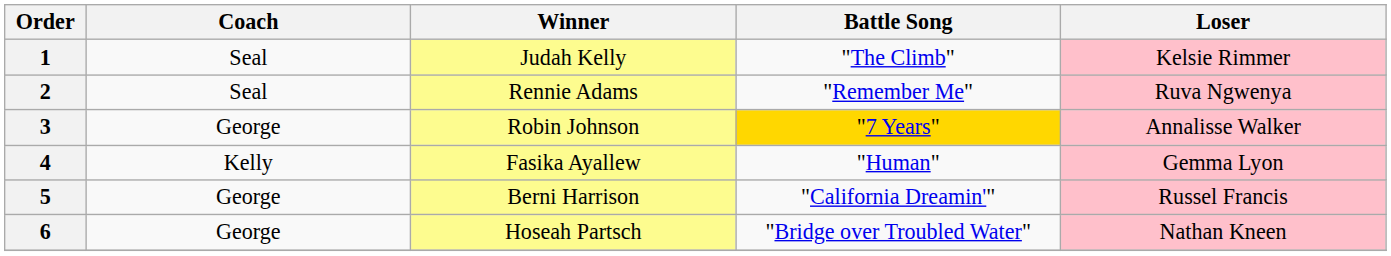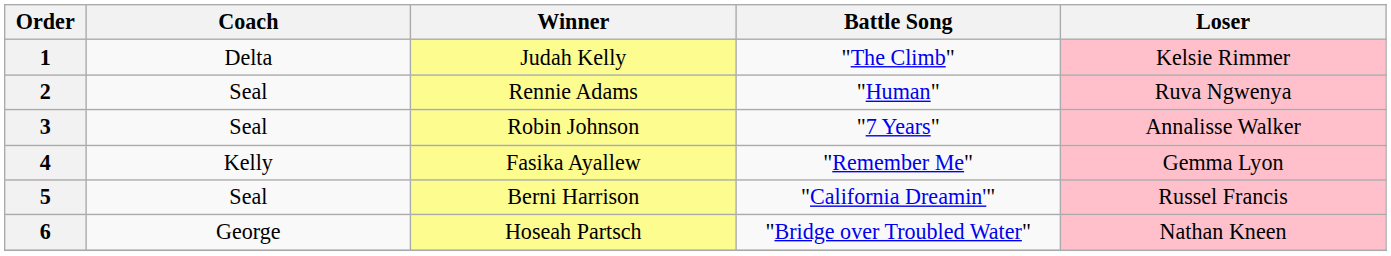(248, 57) Seal -> (248, 57) Delta
(898, 92) "Remember Me" -> (898, 92) "Human"
(248, 127) George -> (248, 127) Seal
(898, 127) gold background -> (898, 127) no background
(898, 162) "Human" -> (898, 162) "Remember Me"
(248, 197) George -> (248, 197) Seal
